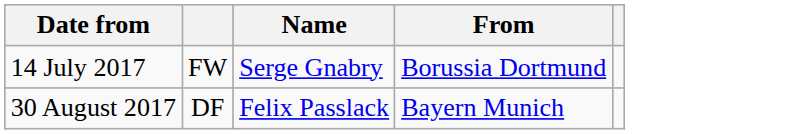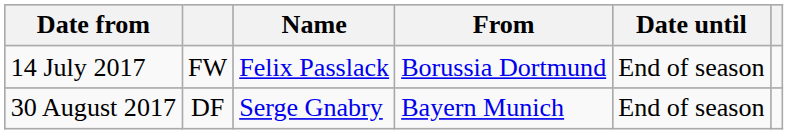+ column: (691, 25)
(311, 66) Serge Gnabry -> (314, 66) Felix Passlack
(314, 107) Felix Passlack -> (311, 107) Serge Gnabry
